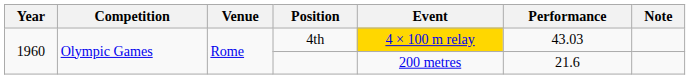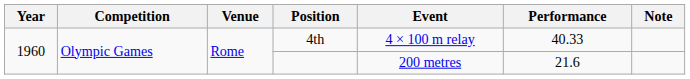(430, 39) gold background -> (430, 39) no background
(567, 39) 43.03 -> (567, 39) 40.33
